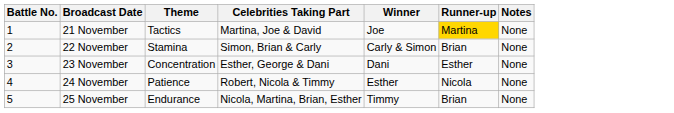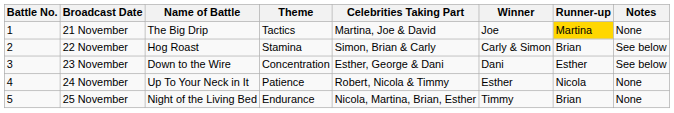+ column: (202, 13)
(514, 47) None -> (641, 47) See below
(514, 64) None -> (641, 64) See below
